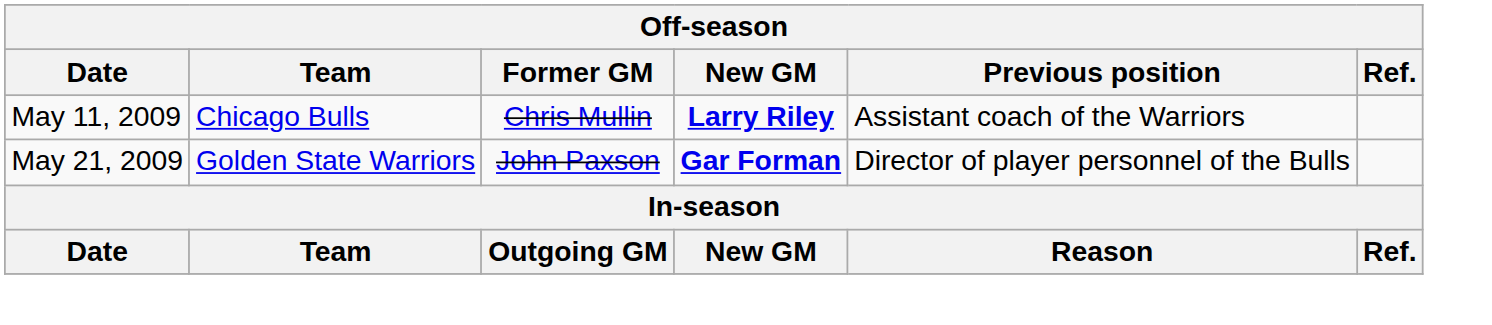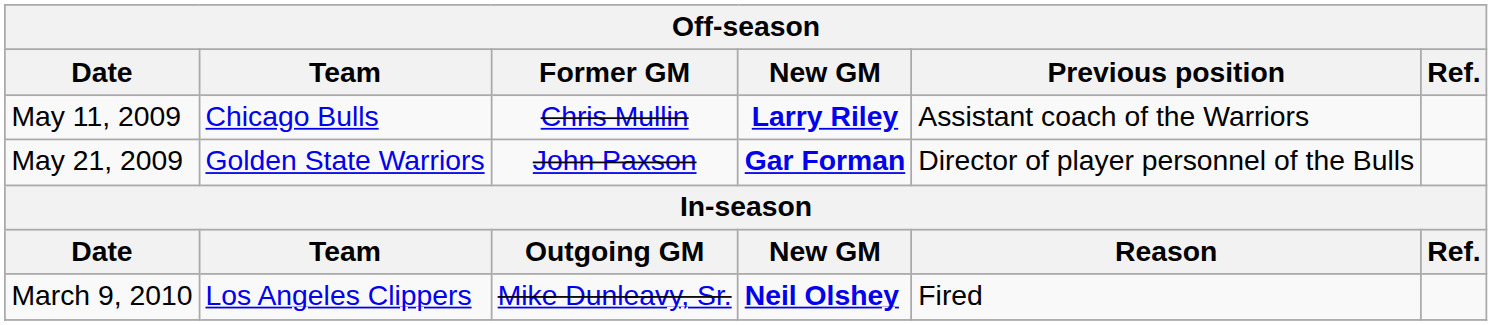+ row: (102, 296)
